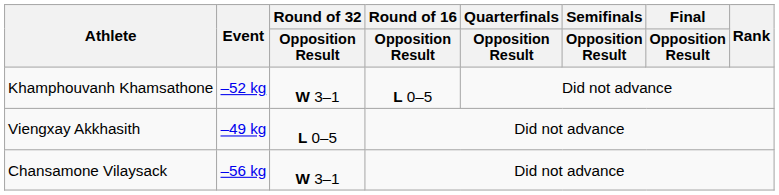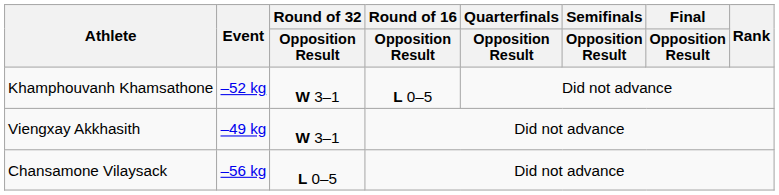(318, 138) L 0–5 -> (318, 138) W 3–1
(318, 179) W 3–1 -> (318, 179) L 0–5
